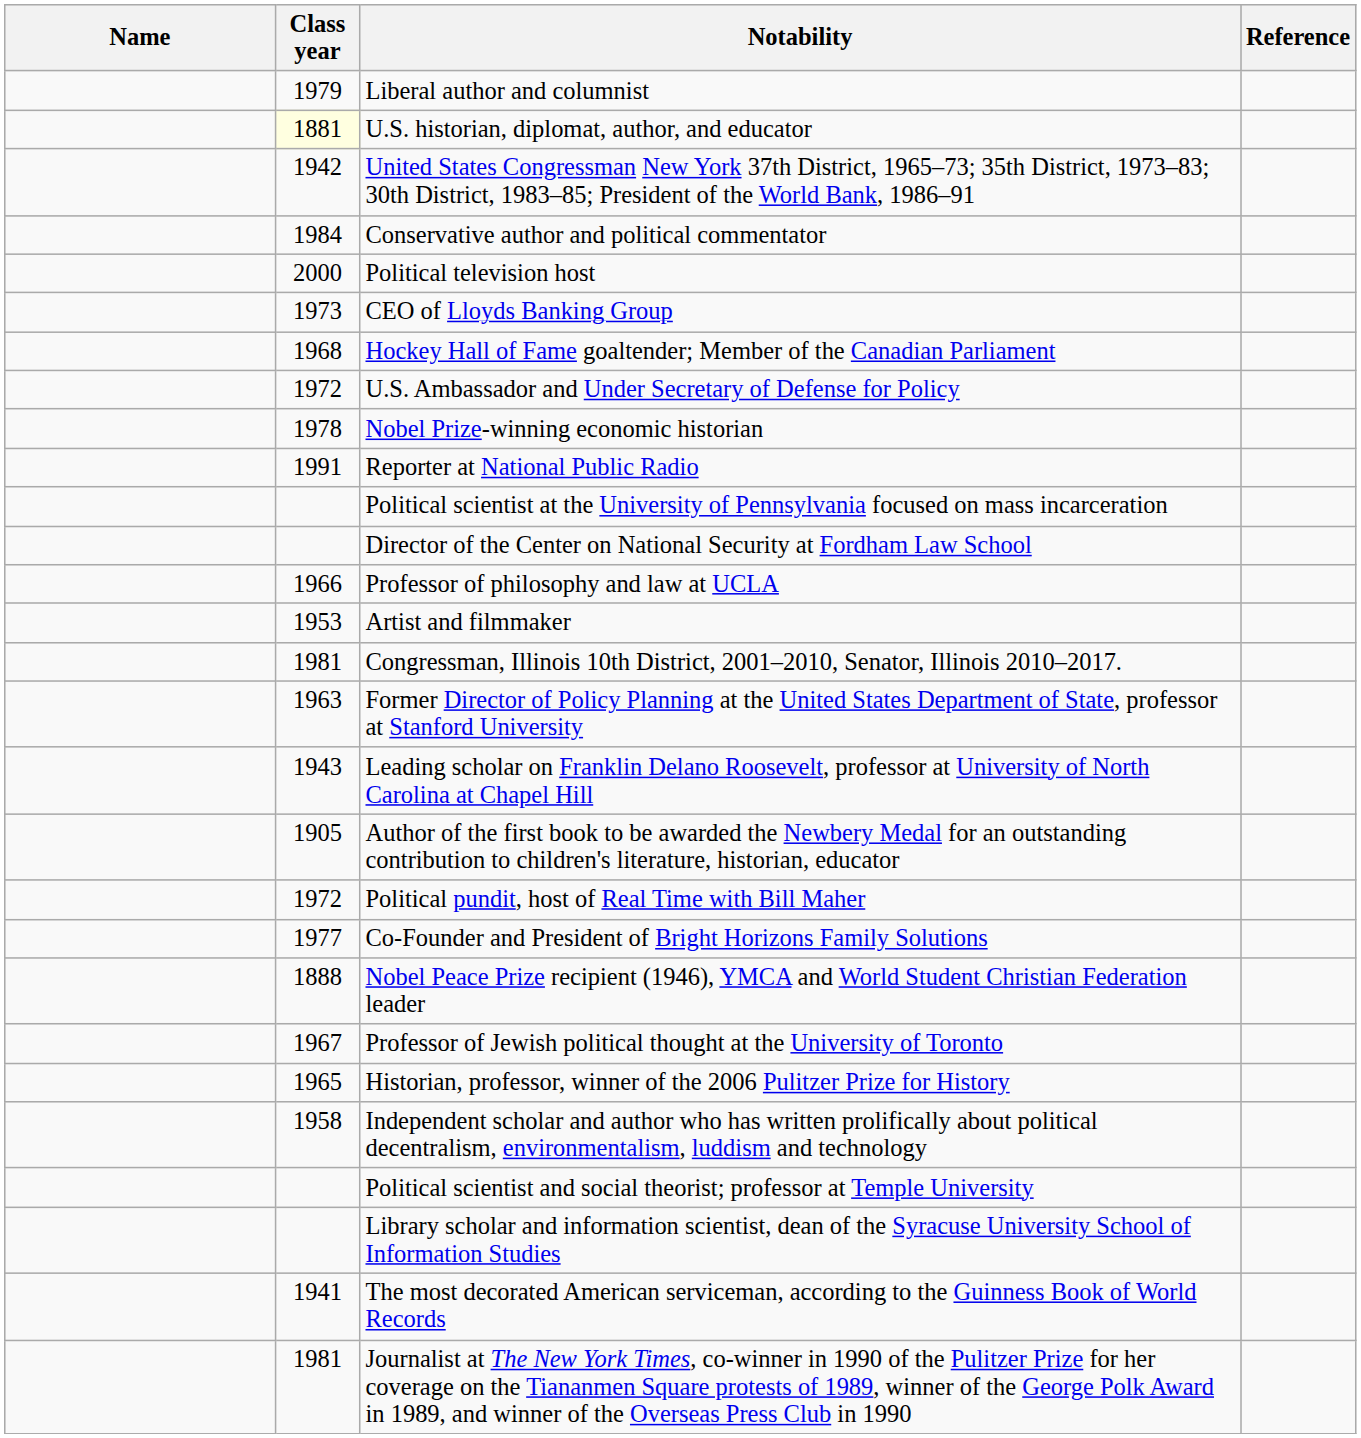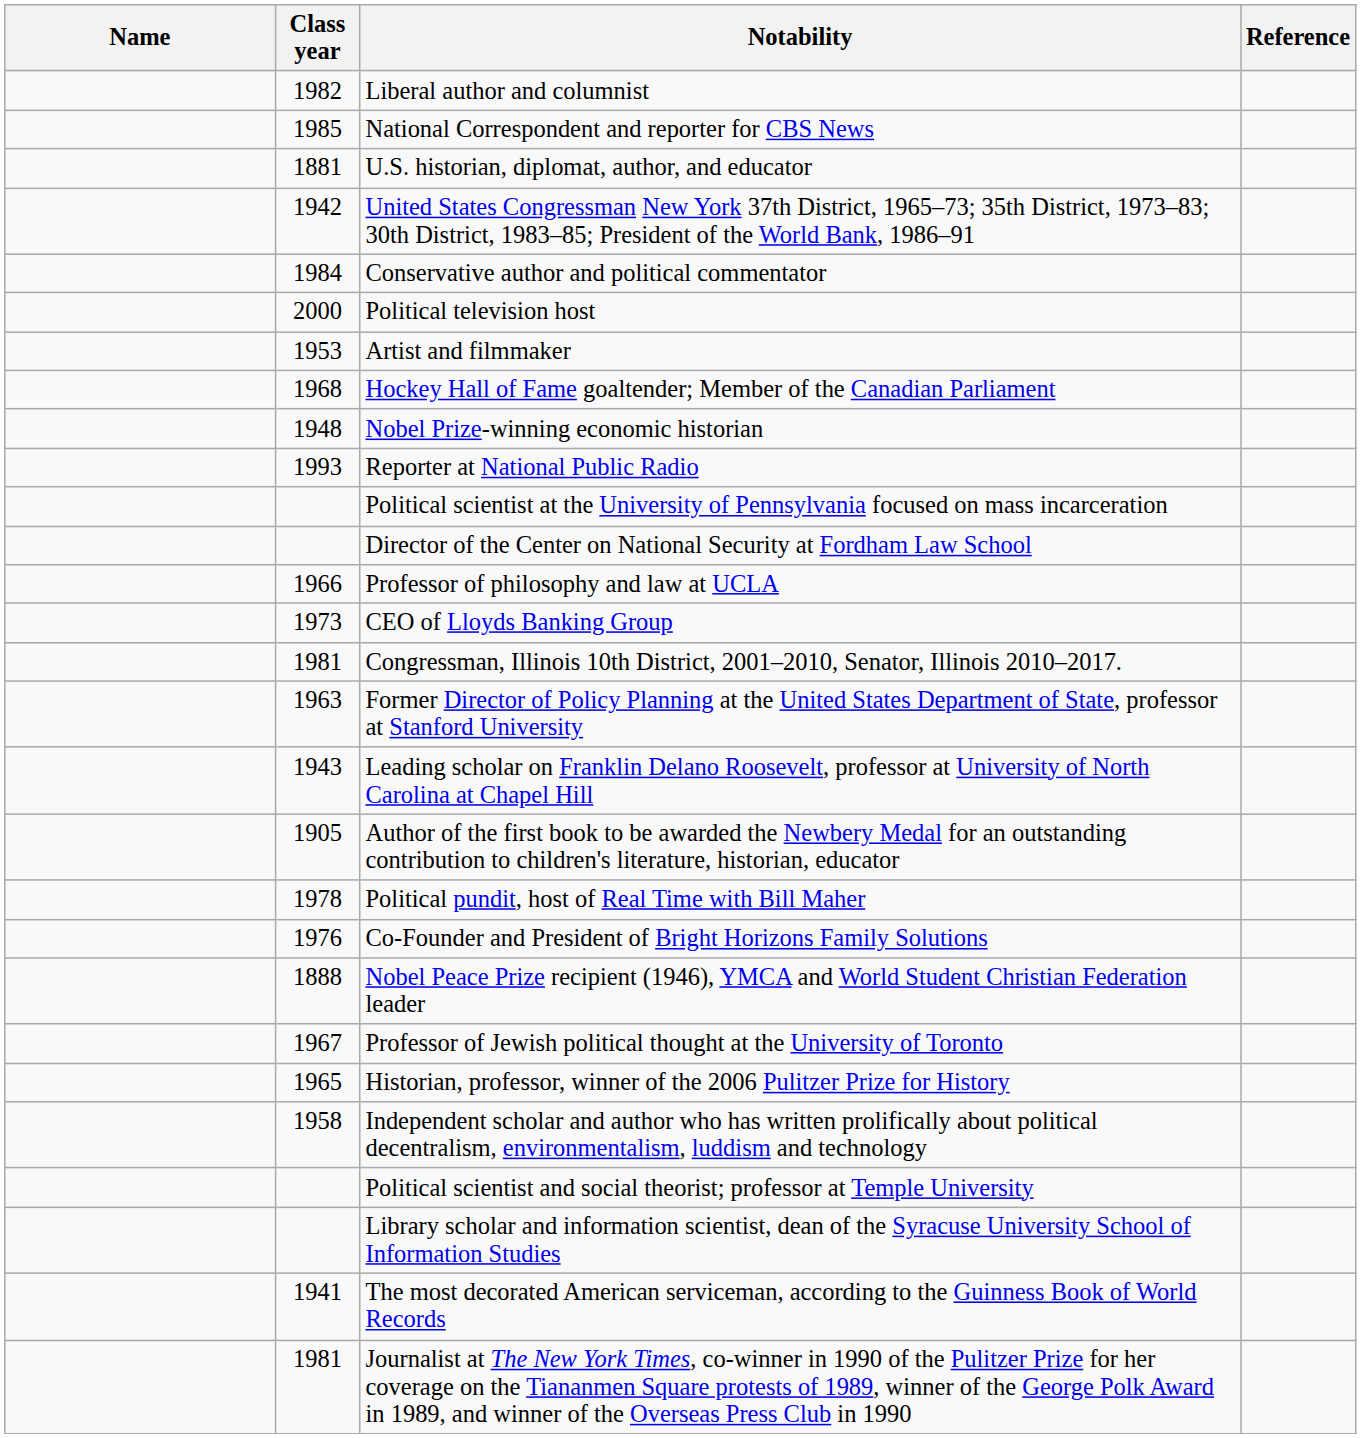(317, 90) 1979 -> (317, 90) 1982
+ row: (620, 129)
(317, 129) lightyellow background -> (317, 167) no background
rows swapped: (519, 311) <-> (468, 622)
- row: (663, 389)
(317, 428) 1978 -> (317, 428) 1948
(317, 467) 1991 -> (317, 467) 1993
(317, 899) 1972 -> (317, 899) 1978
(317, 938) 1977 -> (317, 938) 1976
